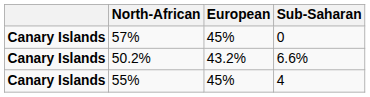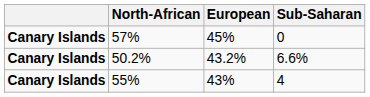(221, 80) 45% -> (221, 80) 43%
